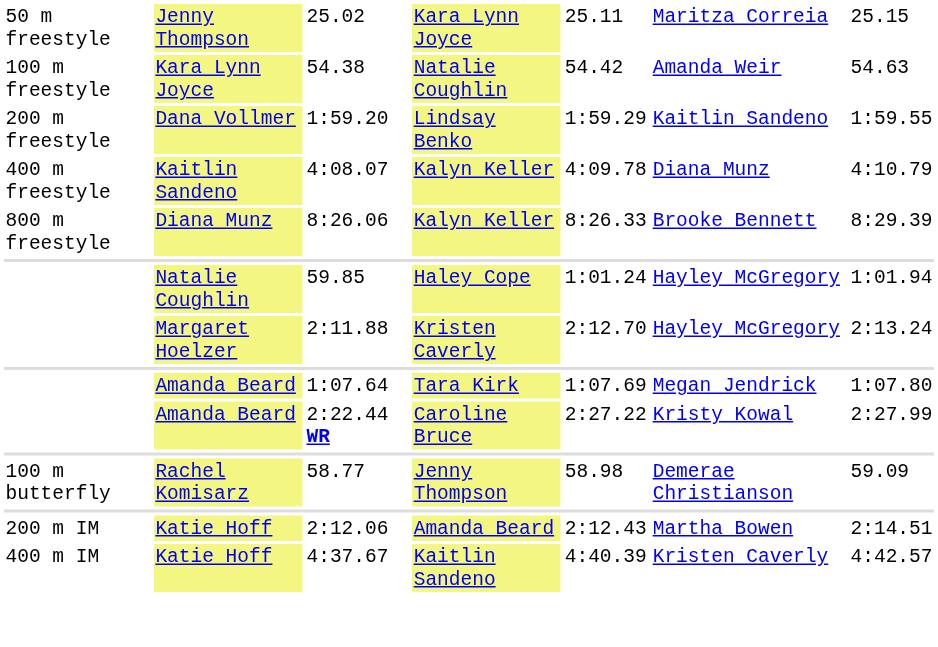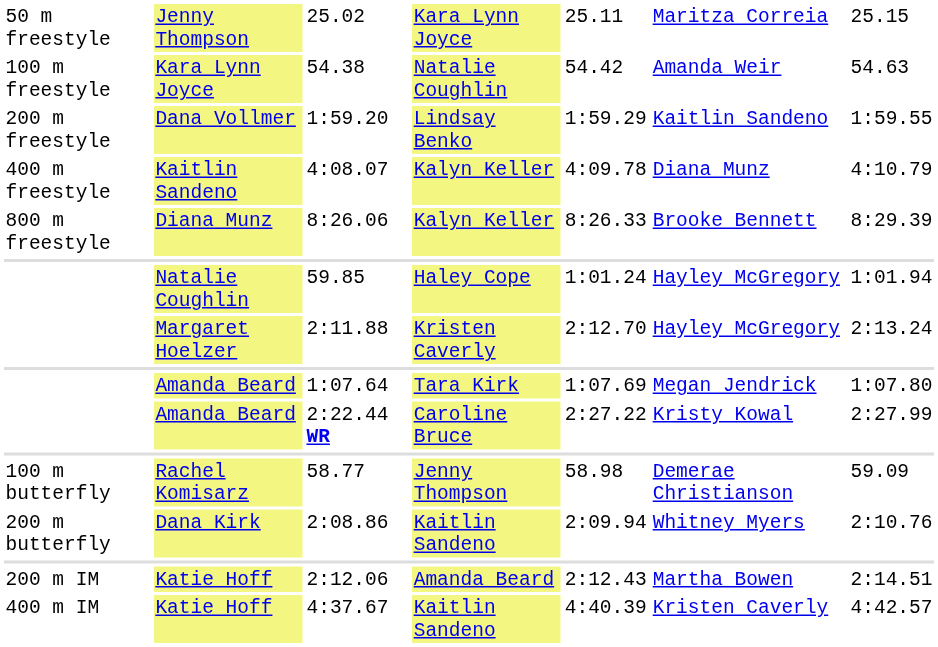+ row: (208, 522)
